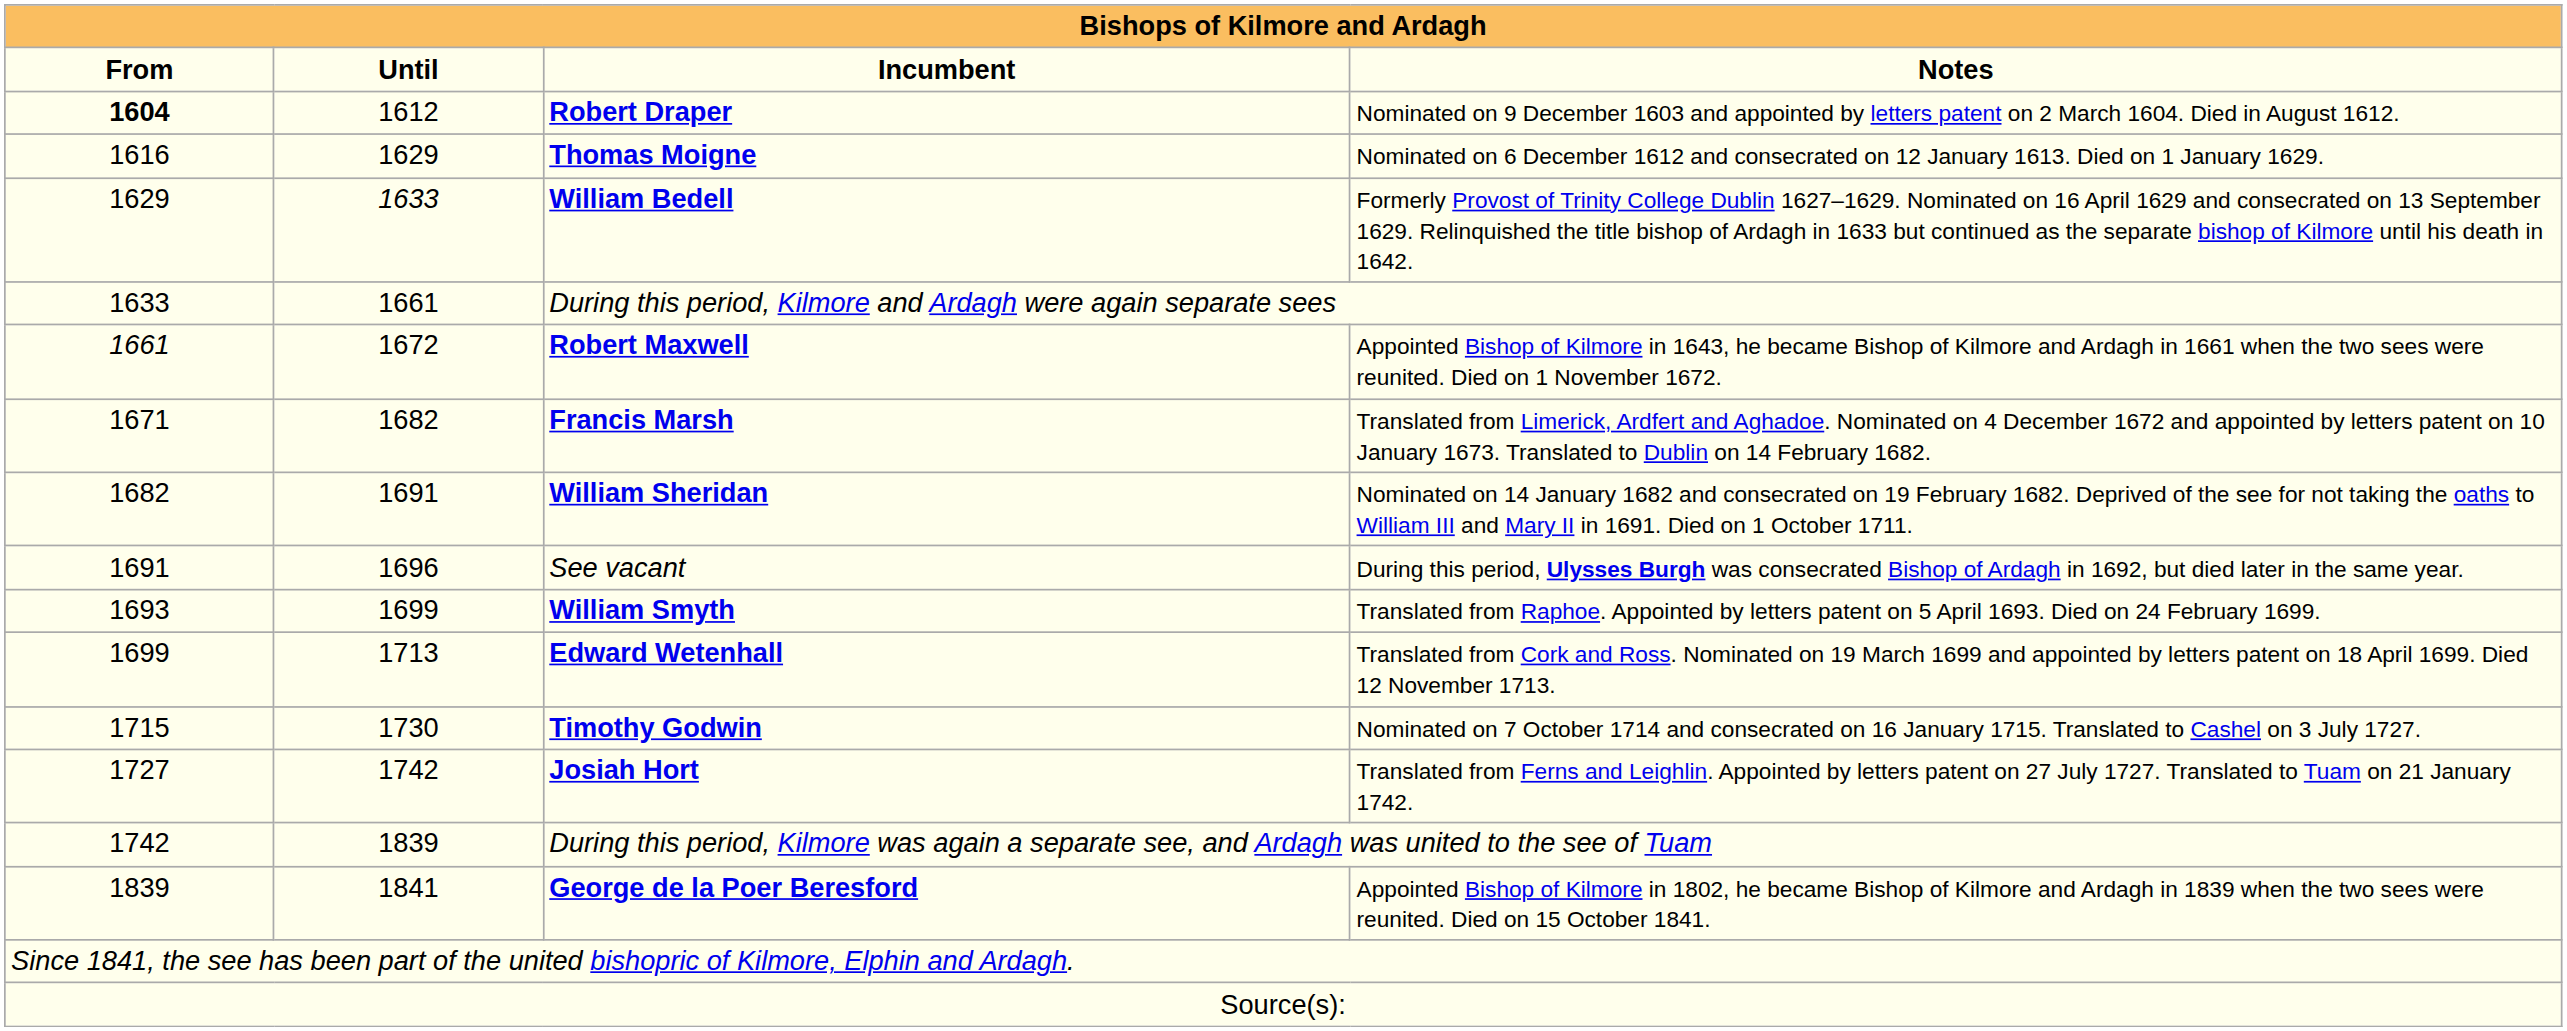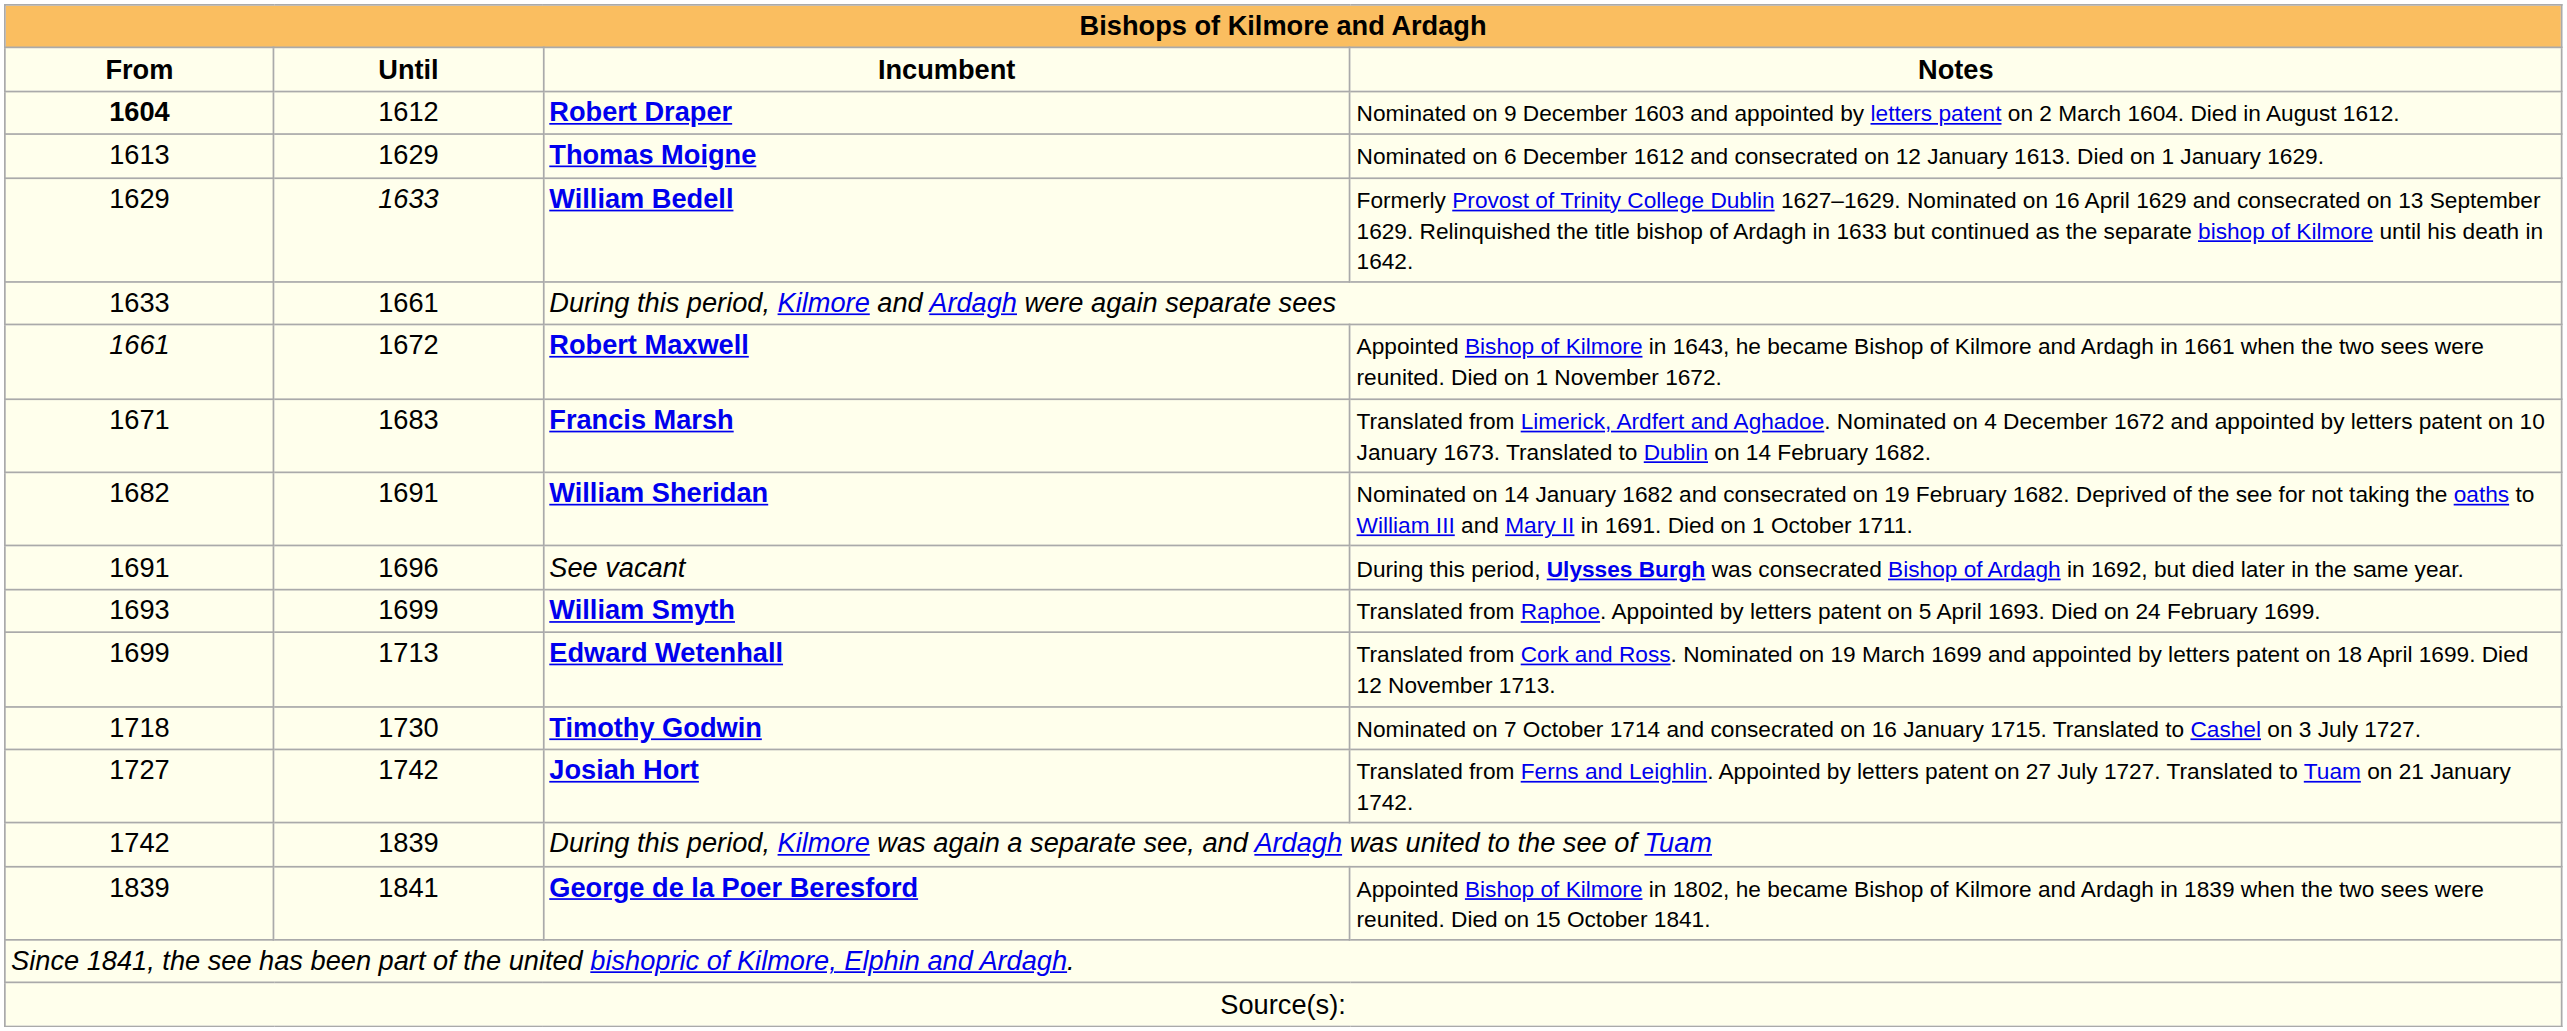(139, 155) 1616 -> (139, 155) 1613
(408, 419) 1682 -> (408, 419) 1683
(139, 727) 1715 -> (139, 727) 1718
